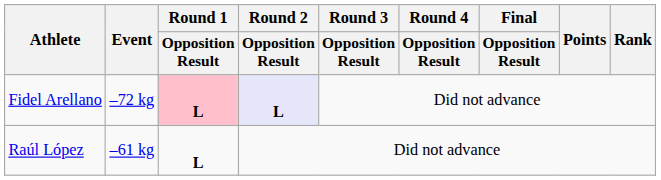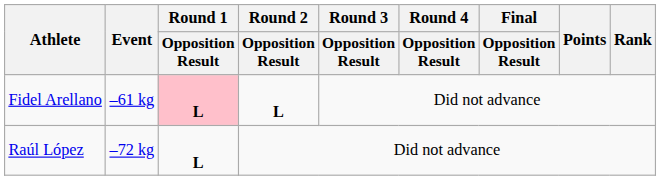(132, 100) –72 kg -> (132, 100) –61 kg
(278, 112) lavender background -> (278, 112) no background
(132, 150) –61 kg -> (132, 150) –72 kg
